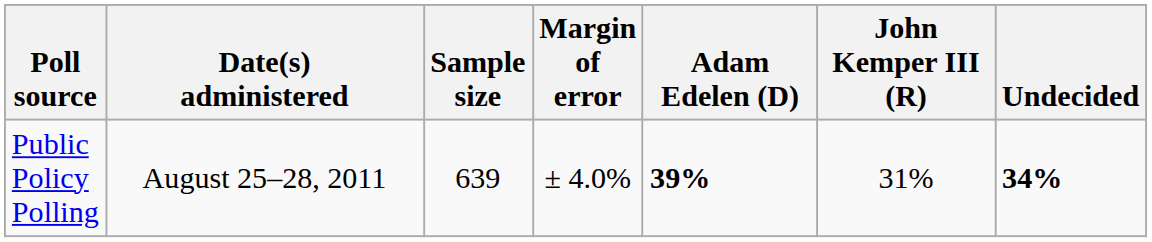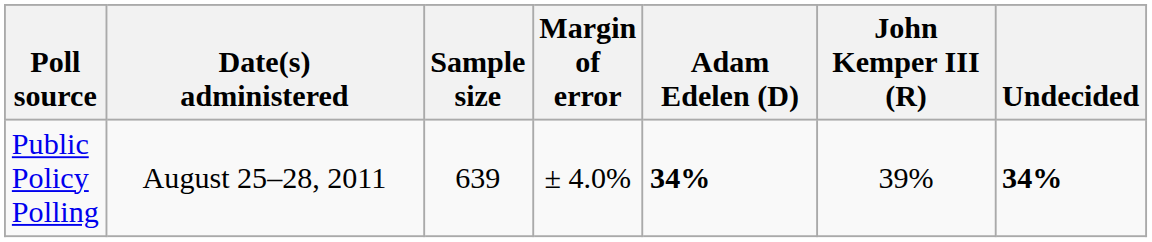(680, 177) 39% -> (680, 177) 34%
(906, 177) 31% -> (906, 177) 39%
